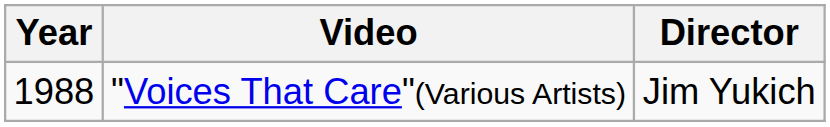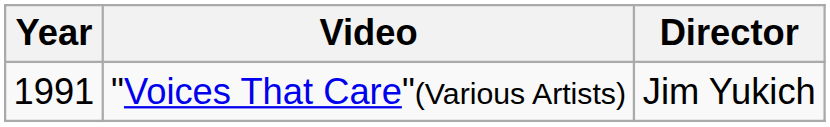(54, 90) 1988 -> (54, 90) 1991
